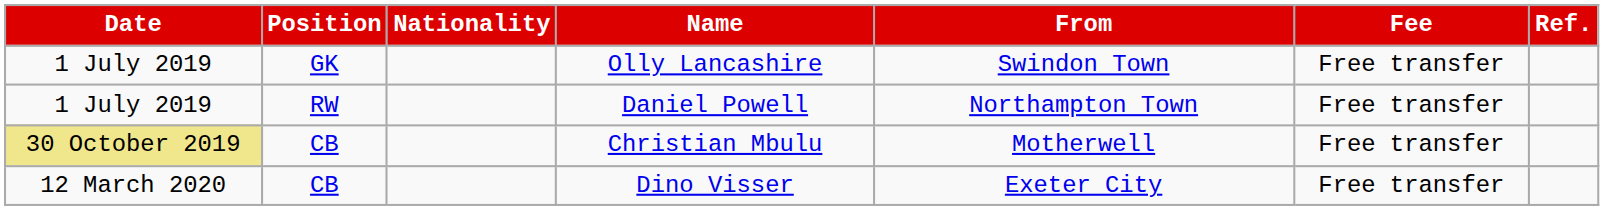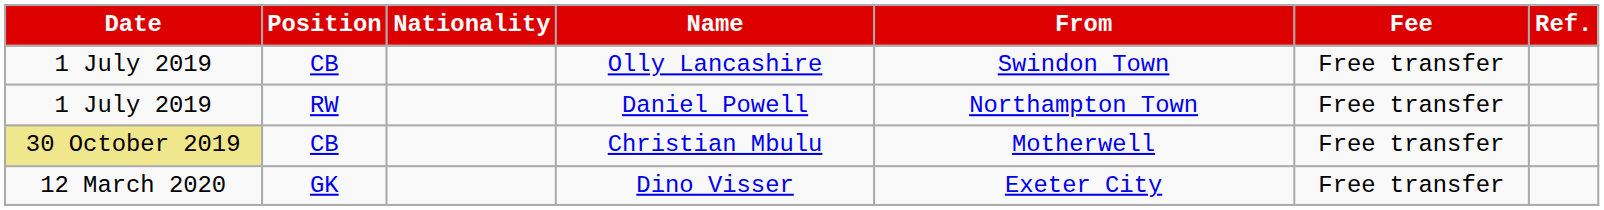(324, 65) GK -> (324, 65) CB
(324, 185) CB -> (324, 185) GK
